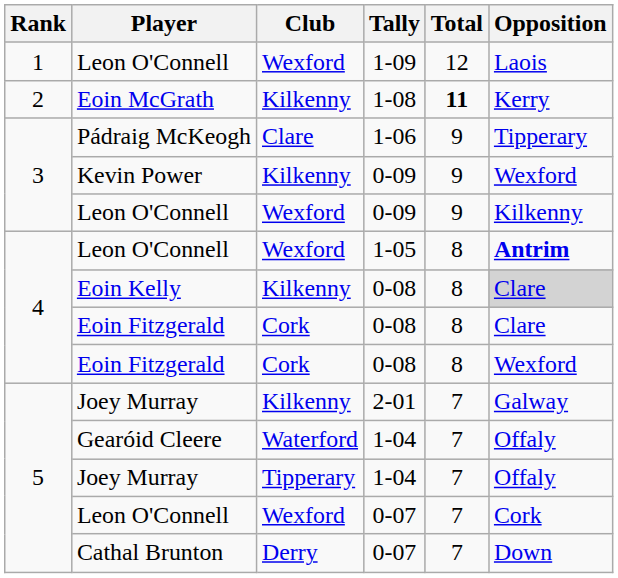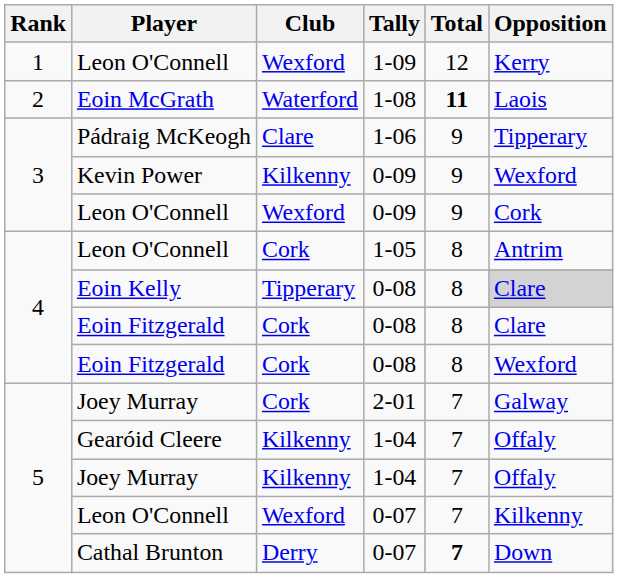(520, 61) Laois -> (522, 61) Kerry
(306, 99) Kilkenny -> (310, 99) Waterford
(522, 99) Kerry -> (520, 99) Laois
(538, 212) Kilkenny -> (518, 212) Cork
(303, 250) Wexford -> (286, 250) Cork
(532, 250) bold -> (528, 250) normal
(306, 288) Kilkenny -> (309, 288) Tipperary
(306, 401) Kilkenny -> (286, 401) Cork
(310, 439) Waterford -> (306, 439) Kilkenny
(309, 477) Tipperary -> (306, 477) Kilkenny
(518, 514) Cork -> (538, 514) Kilkenny
(457, 552) normal -> (457, 552) bold
